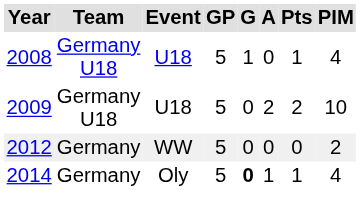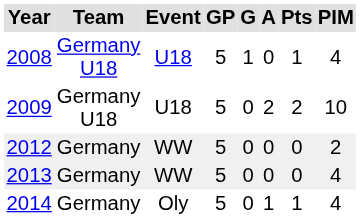+ row: (29, 175)
(248, 175) bold -> (248, 203) normal
